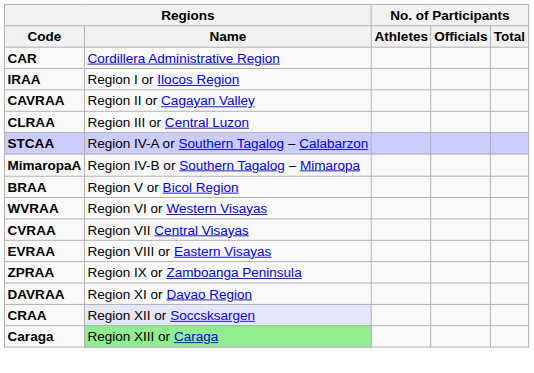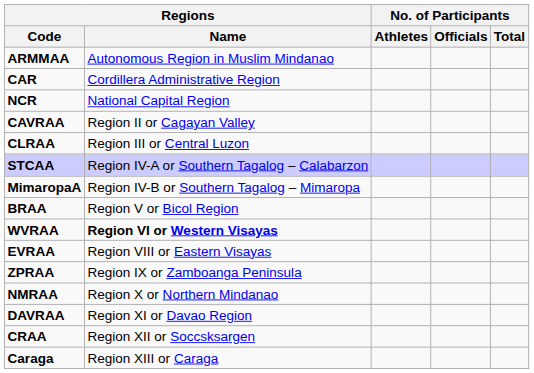+ row: (38, 58)
+ row: (22, 101)
- row: (24, 80)
(177, 208) normal -> (183, 229) bold
- row: (32, 229)
+ row: (33, 294)
(171, 315) lavender background -> (171, 337) no background
(153, 337) lightgreen background -> (153, 358) no background
